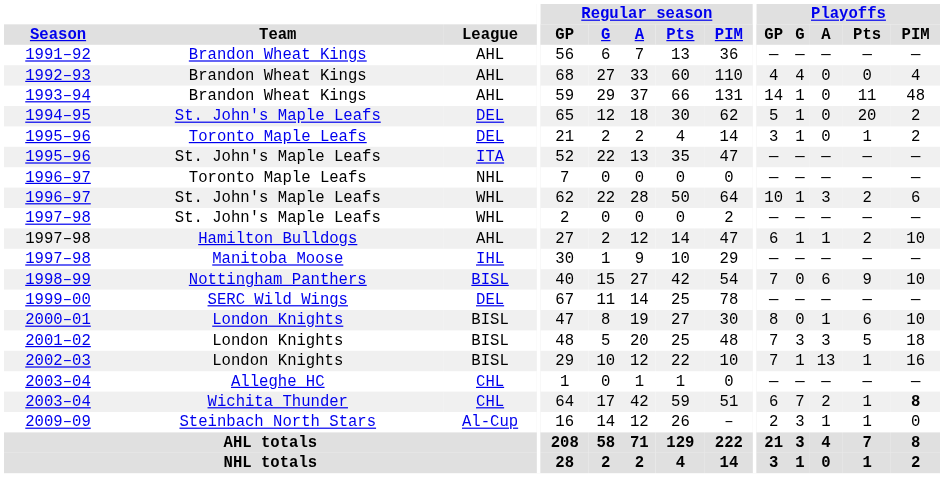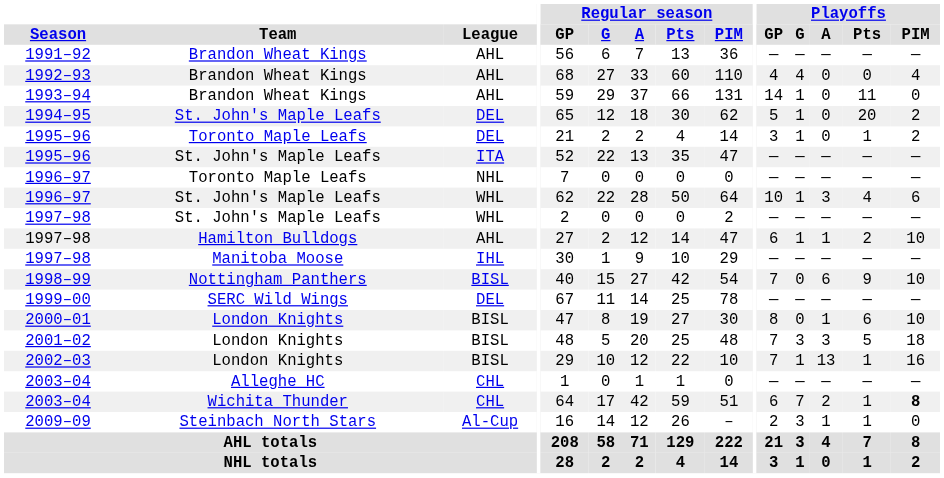(916, 96) 48 -> (916, 96) 0
(867, 198) 2 -> (867, 198) 4
